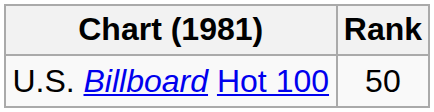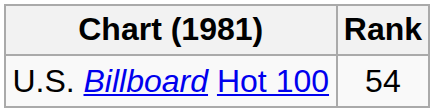(383, 80) 50 -> (383, 80) 54
